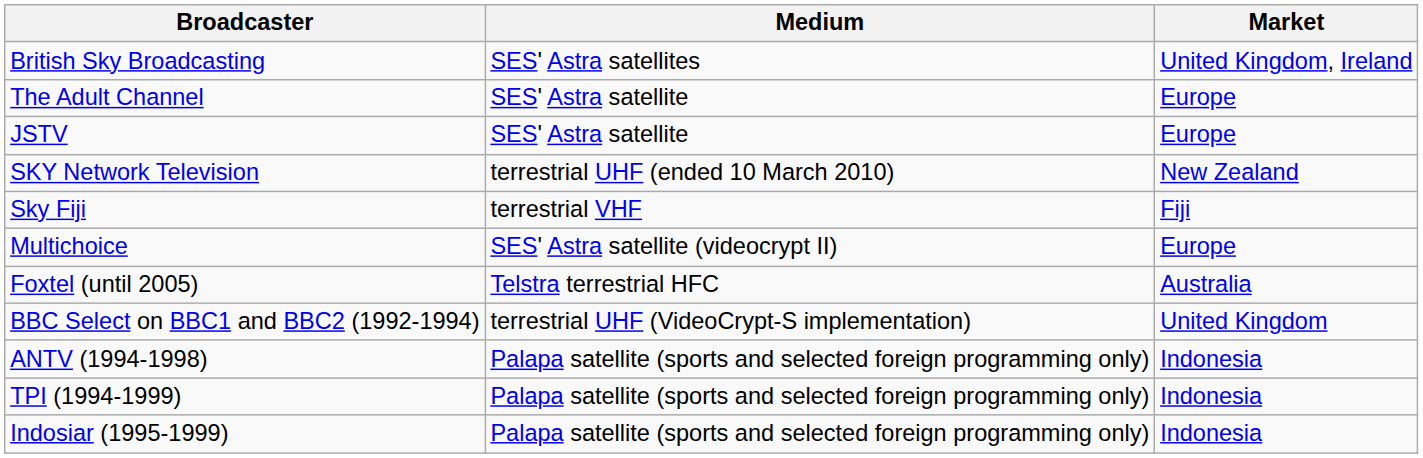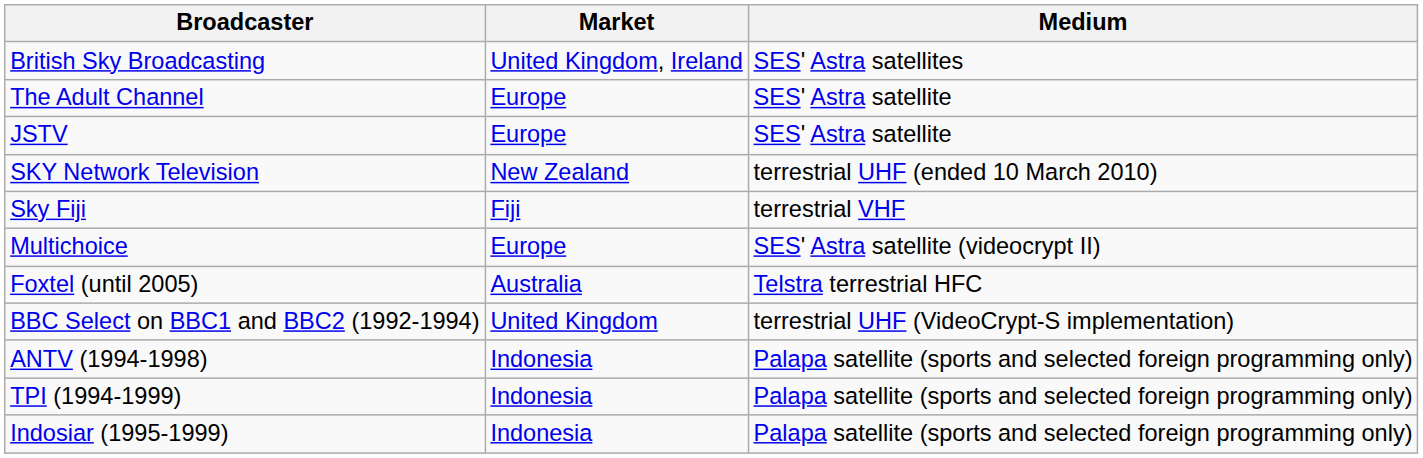columns swapped: (1286, 23) <-> (820, 23)
